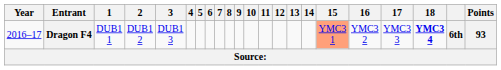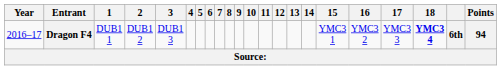(332, 34) lightsalmon background -> (332, 34) no background
(481, 34) 93 -> (481, 34) 94
